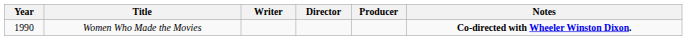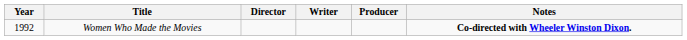columns swapped: (324, 12) <-> (268, 12)
(24, 27) 1990 -> (24, 27) 1992
